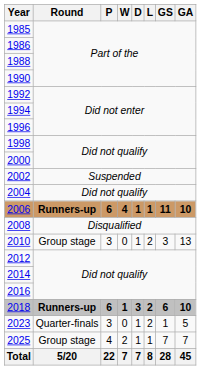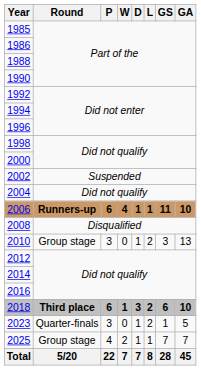(67, 308) Runners-up -> (67, 308) Third place
